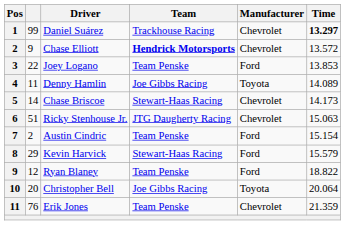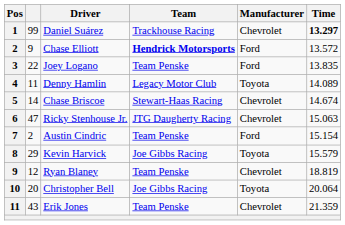(261, 48) Chevrolet -> (250, 48) Ford
(324, 66) 13.853 -> (324, 66) 13.835
(170, 83) Joe Gibbs Racing -> (174, 83) Legacy Motor Club
(324, 101) 14.173 -> (324, 101) 14.674
(33, 118) 51 -> (33, 118) 47
(177, 153) Stewart-Haas Racing -> (170, 153) Joe Gibbs Racing
(250, 153) Ford -> (254, 153) Toyota
(250, 171) Ford -> (261, 171) Chevrolet
(324, 171) 18.822 -> (324, 171) 18.819
(33, 206) 76 -> (33, 206) 43
